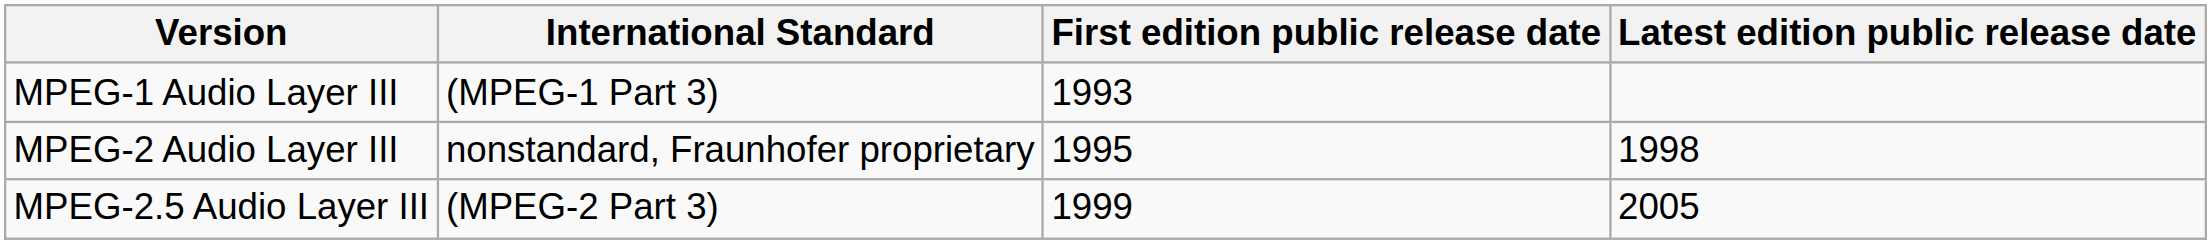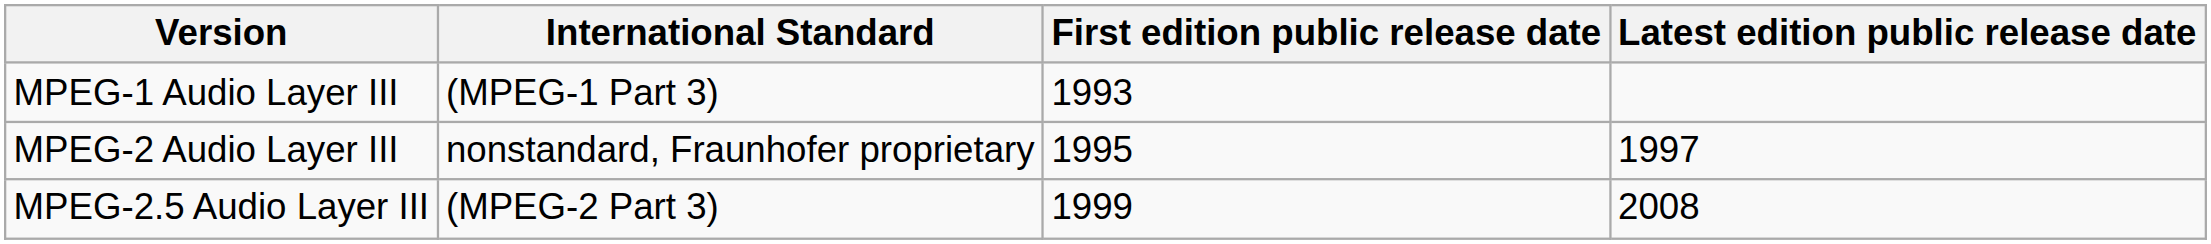(1659, 149) 1998 -> (1659, 149) 1997
(1659, 207) 2005 -> (1659, 207) 2008
